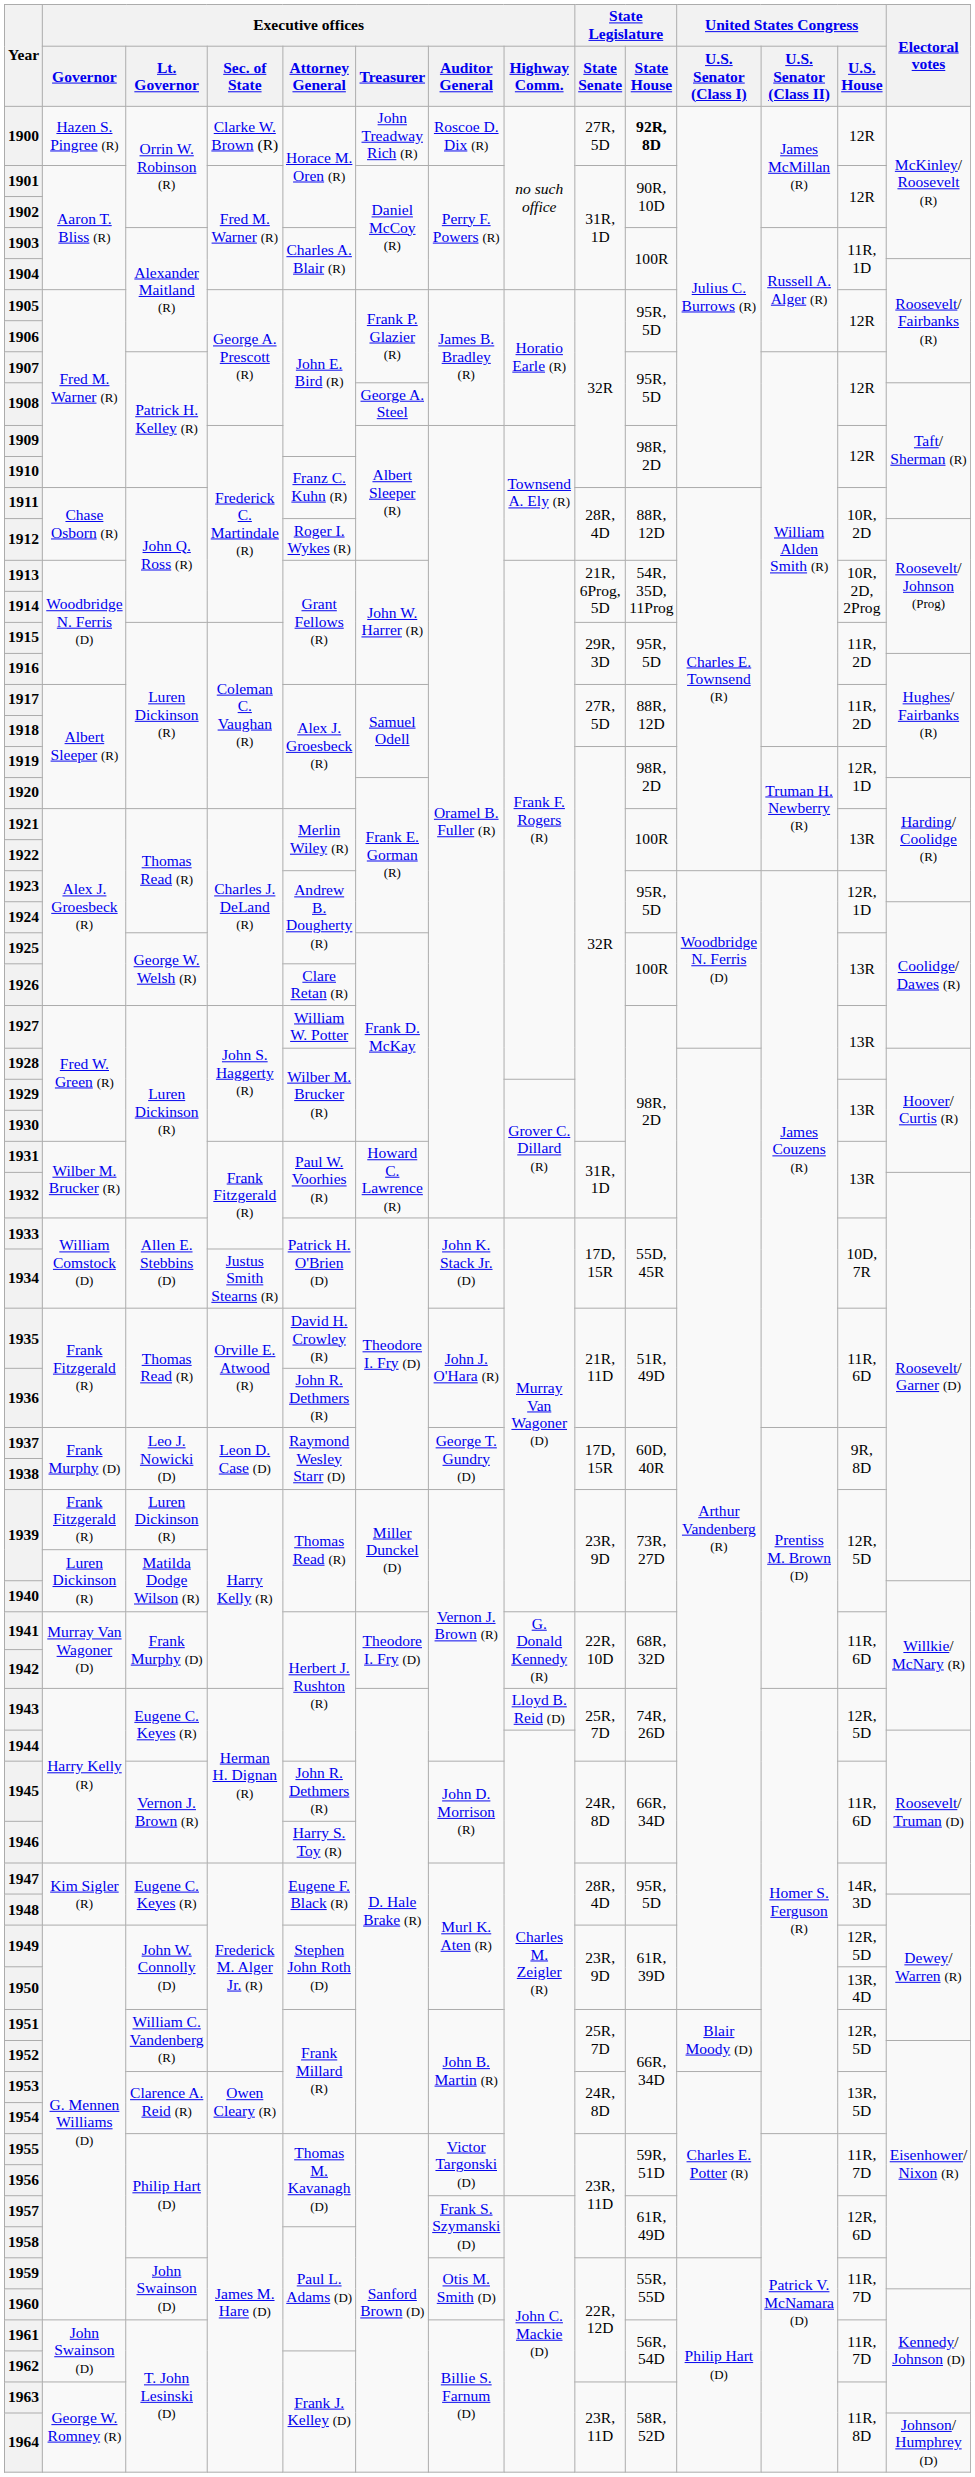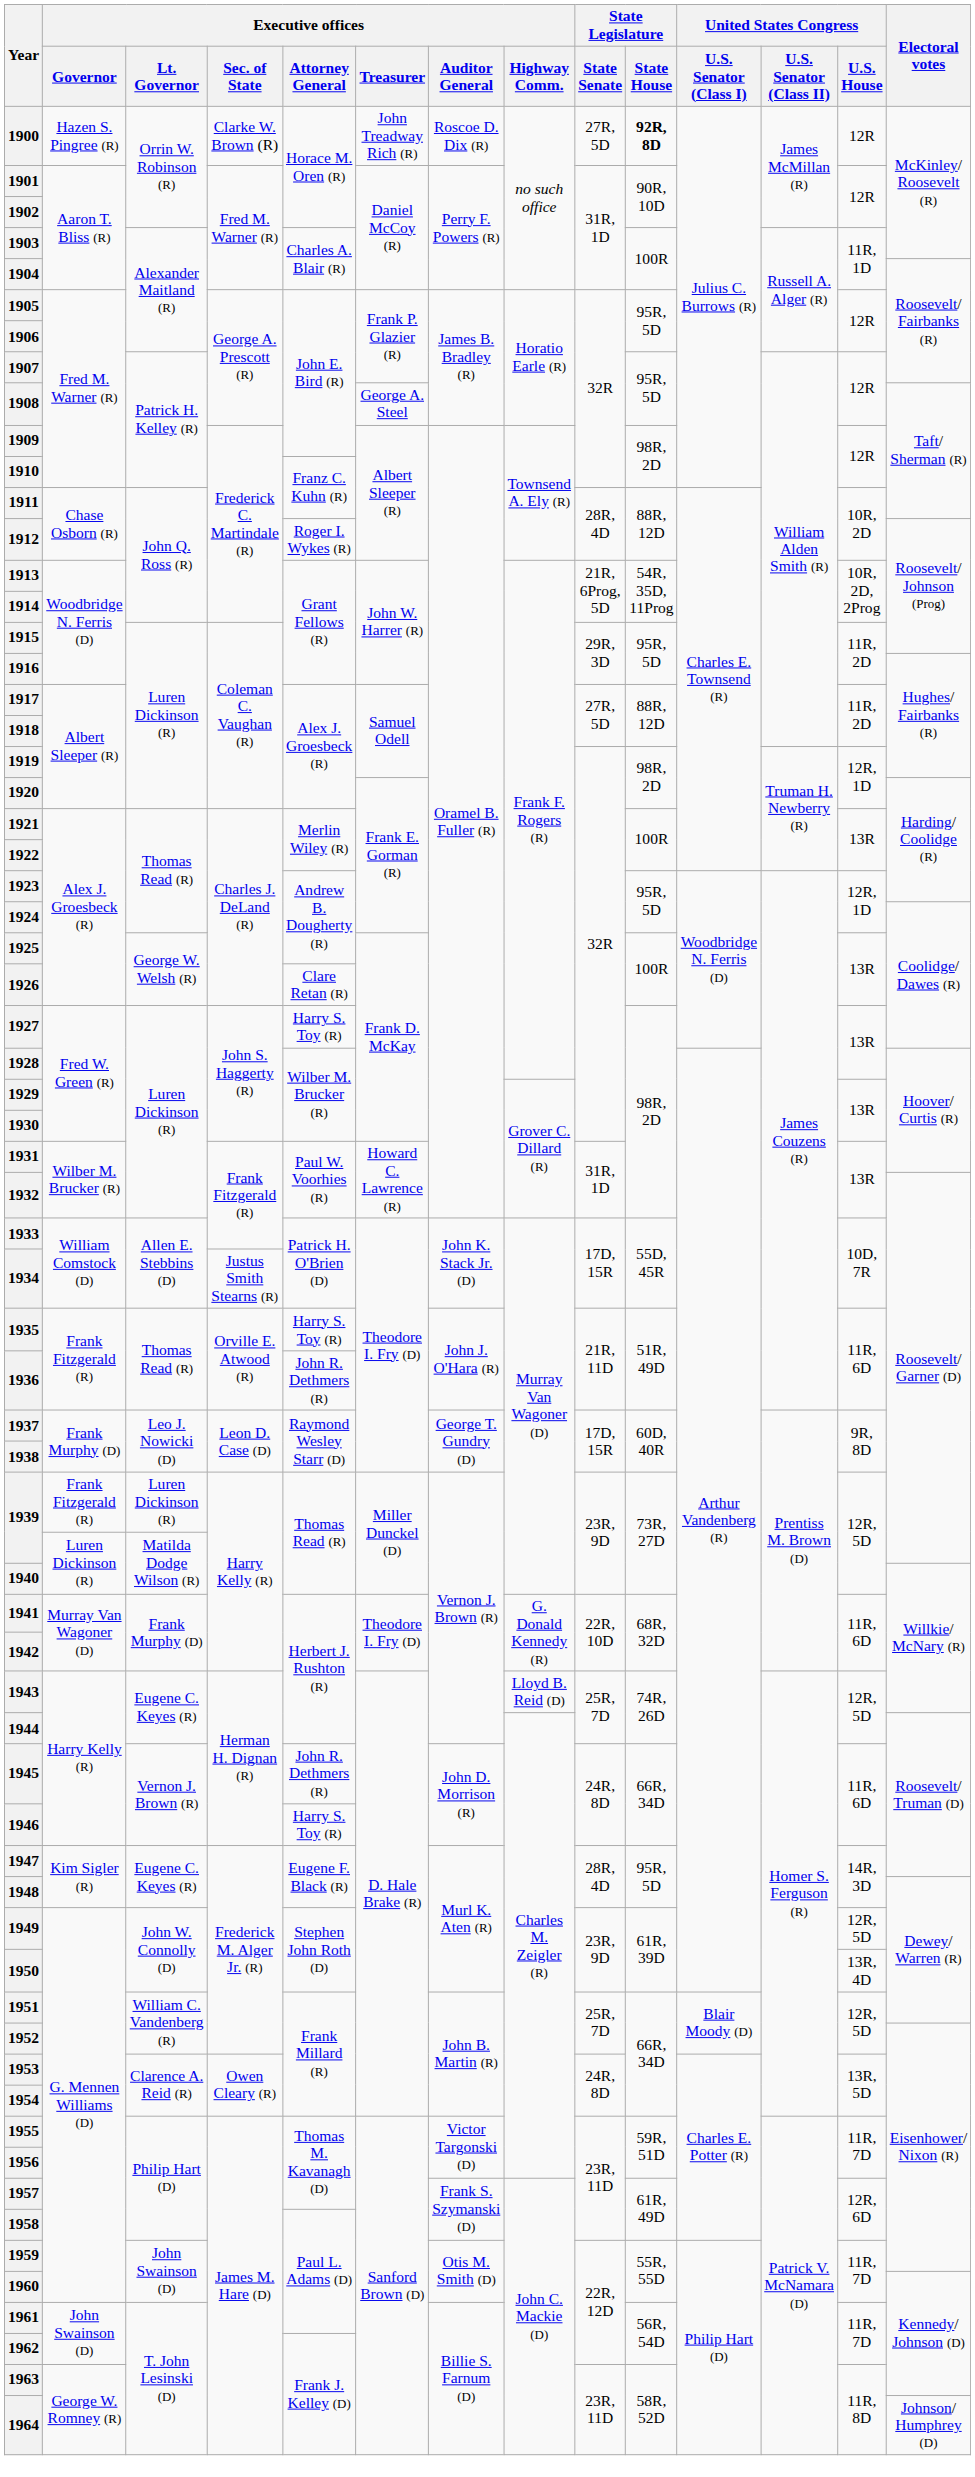(319, 1026) William W. Potter -> (319, 1026) Harry S. Toy (R)
(319, 1338) David H. Crowley (R) -> (319, 1329) Harry S. Toy (R)
